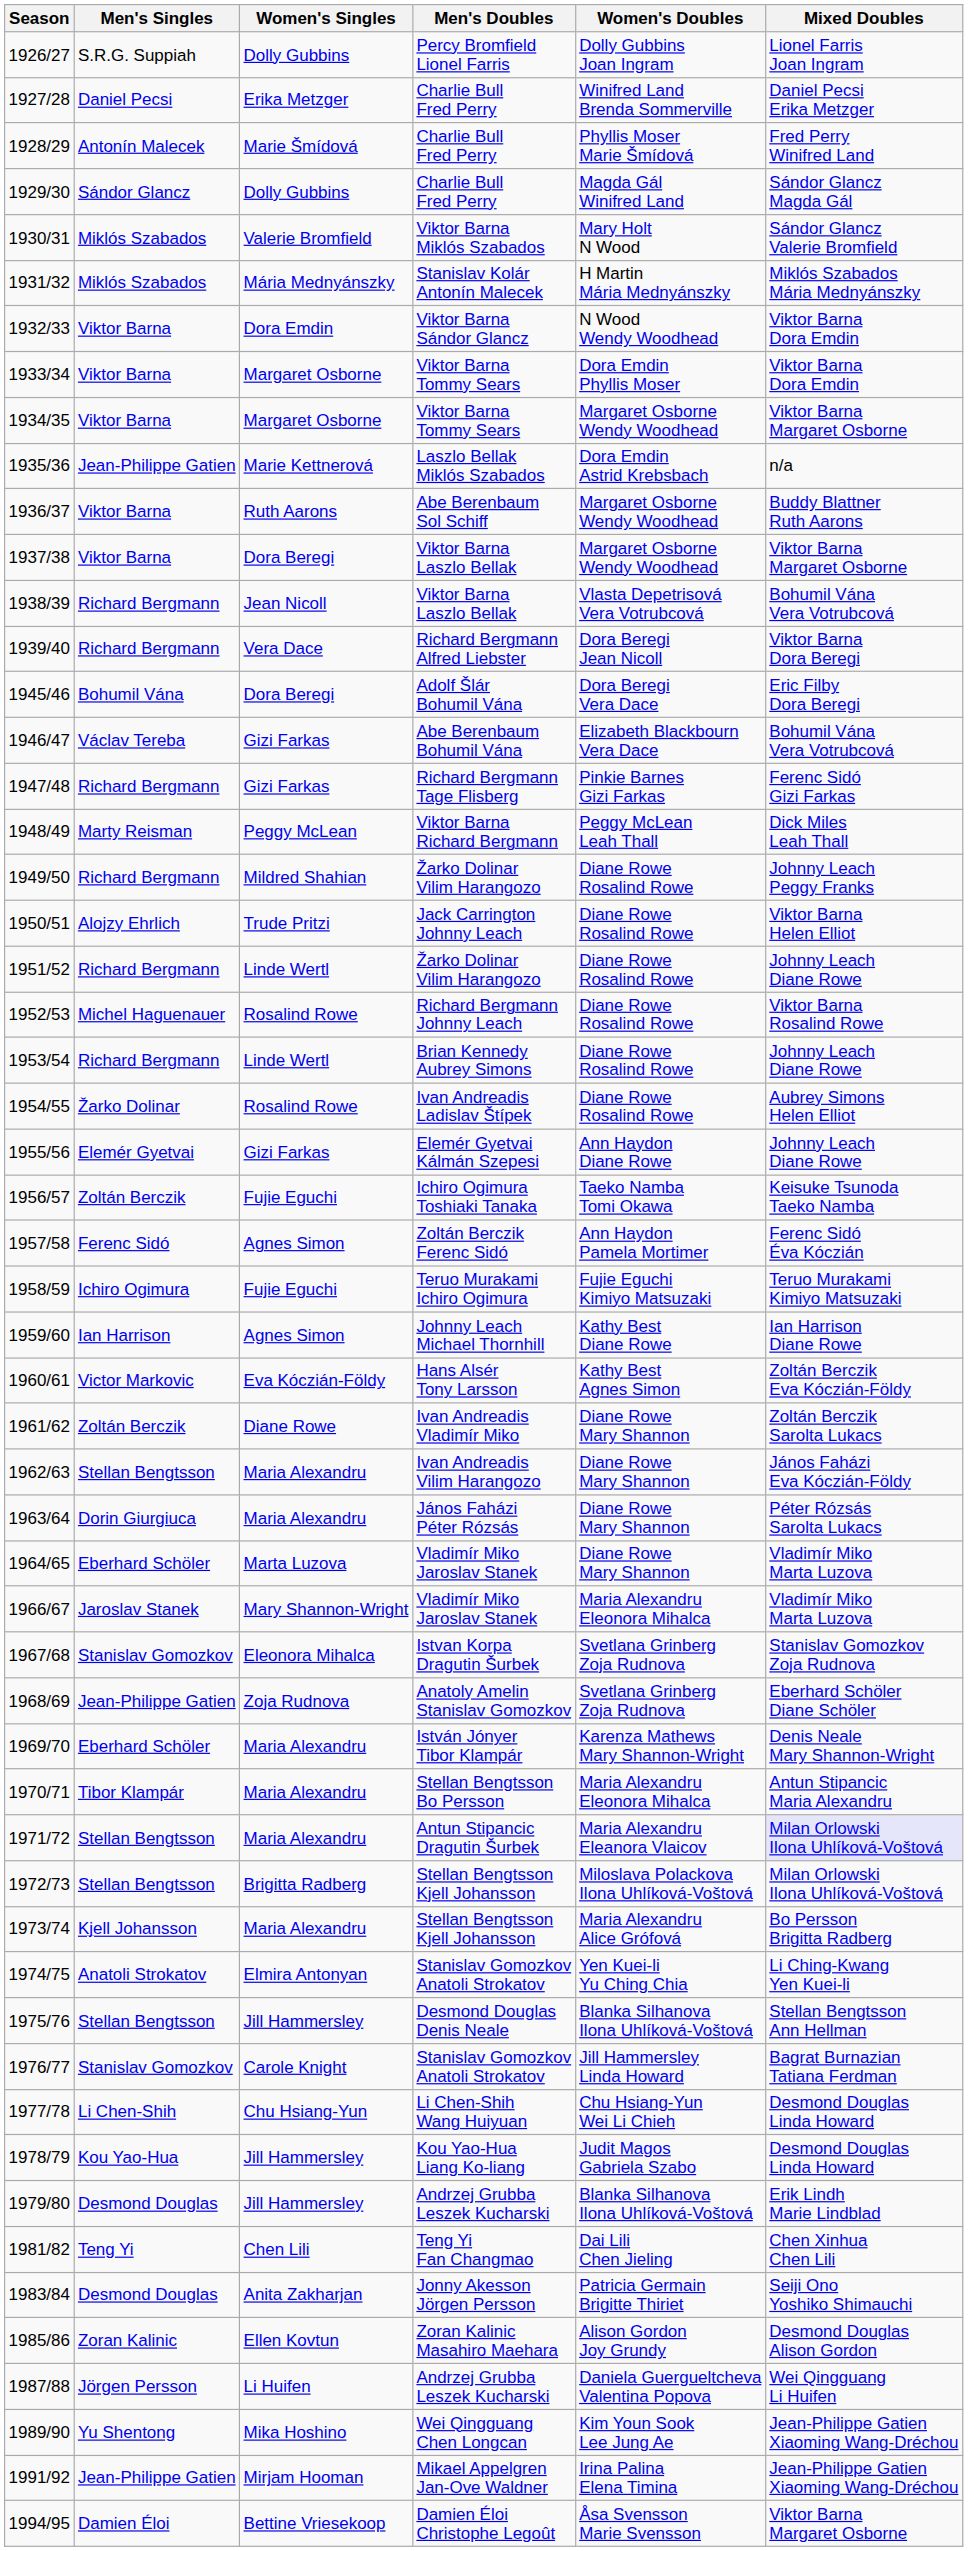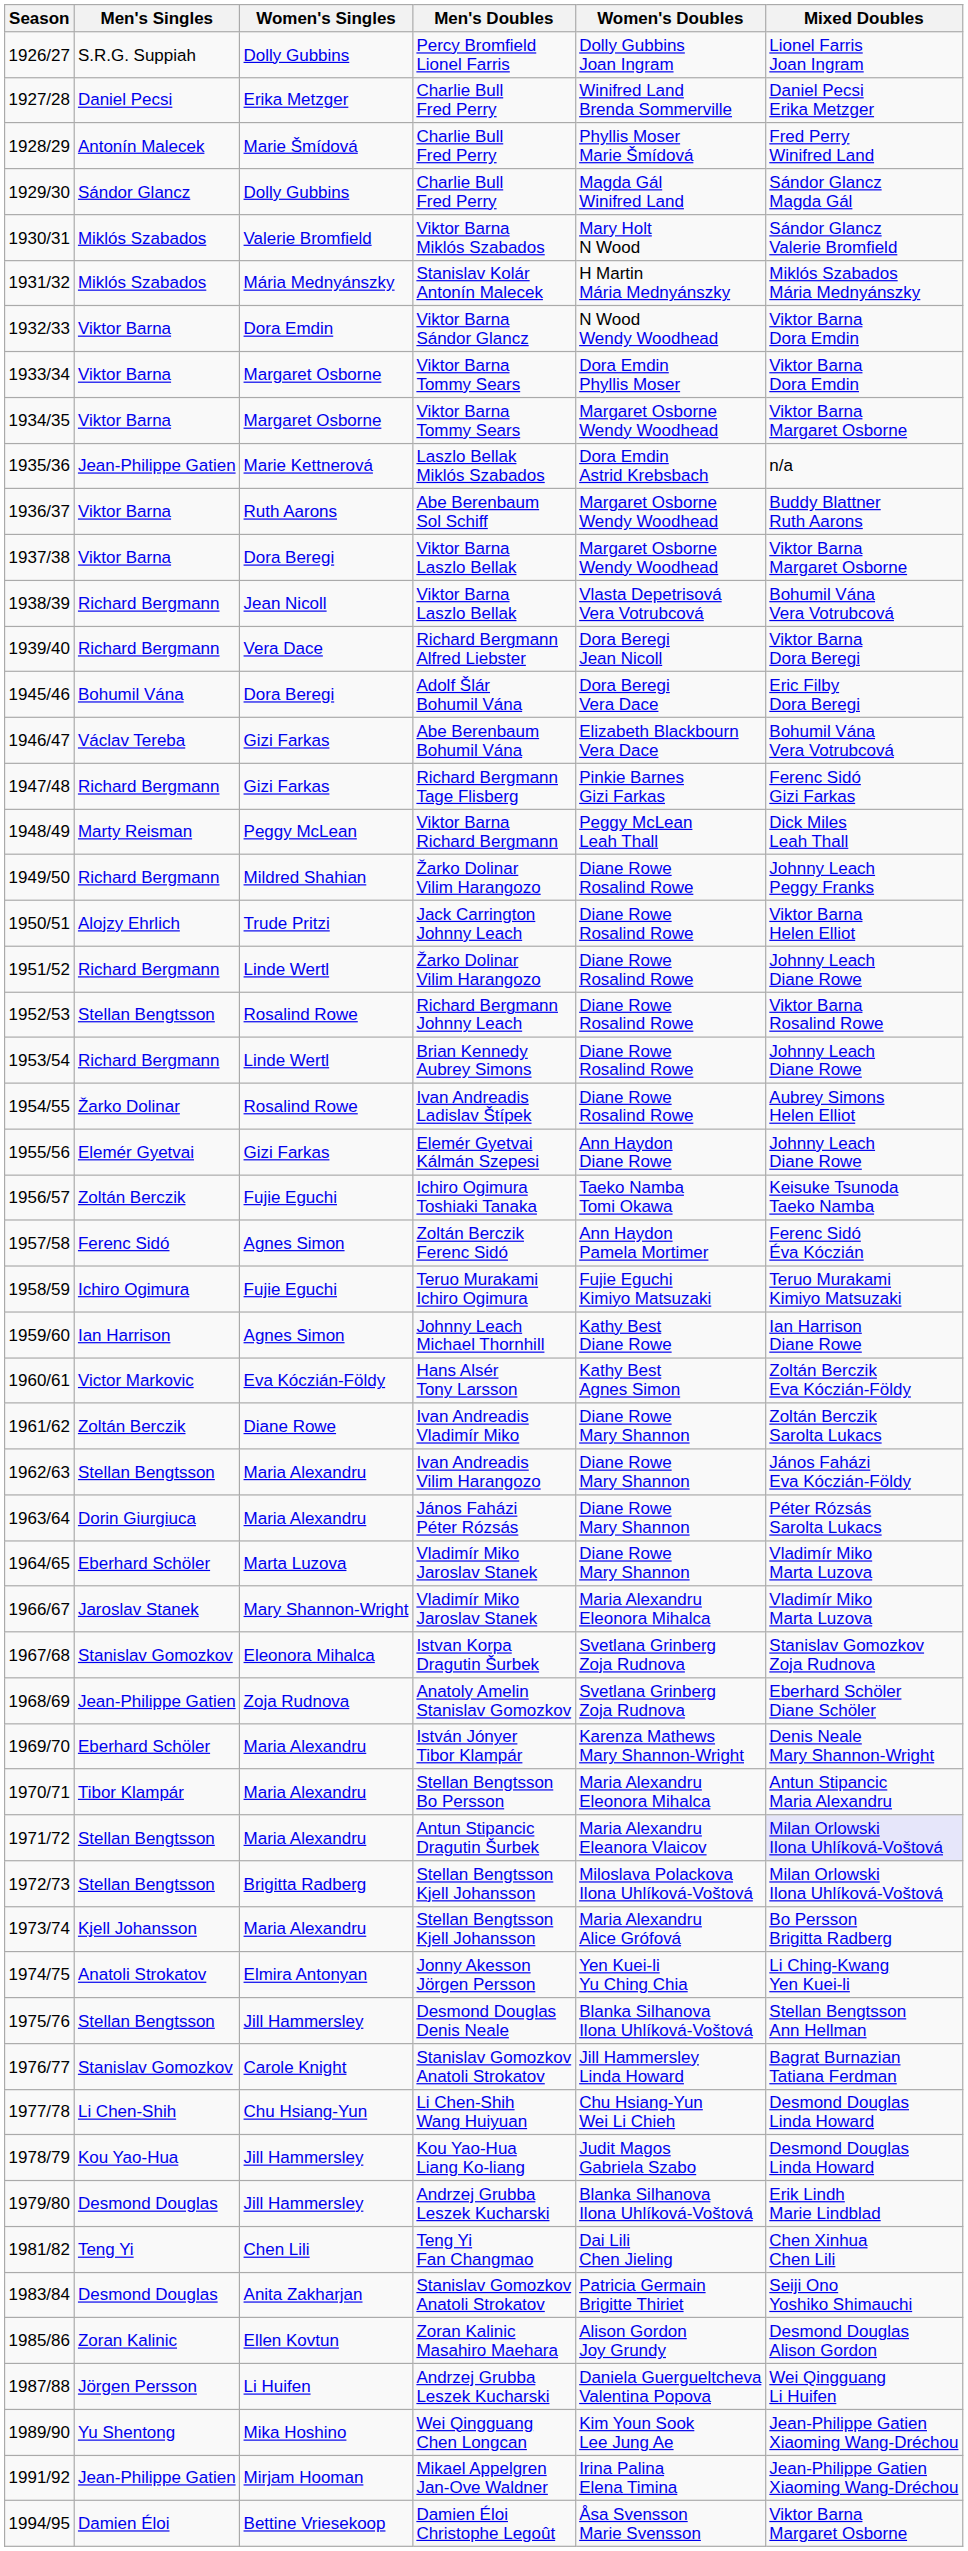(152, 1015) Michel Haguenauer -> (146, 1015) Stellan Bengtsson
(494, 1975) Stanislav Gomozkov Anatoli Strokatov -> (476, 1975) Jonny Akesson Jörgen Persson
(476, 2295) Jonny Akesson Jörgen Persson -> (494, 2295) Stanislav Gomozkov Anatoli Strokatov
